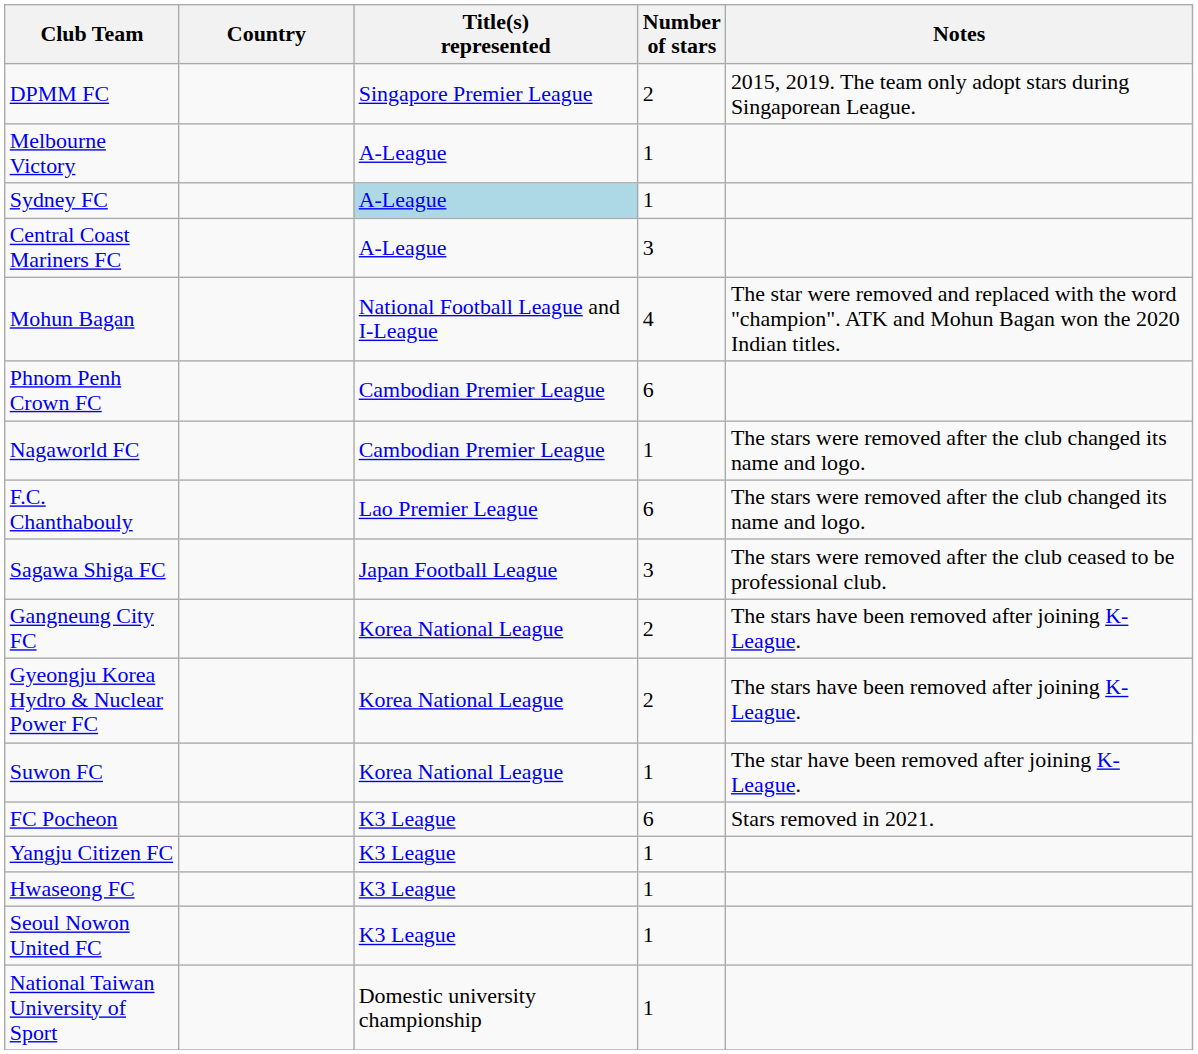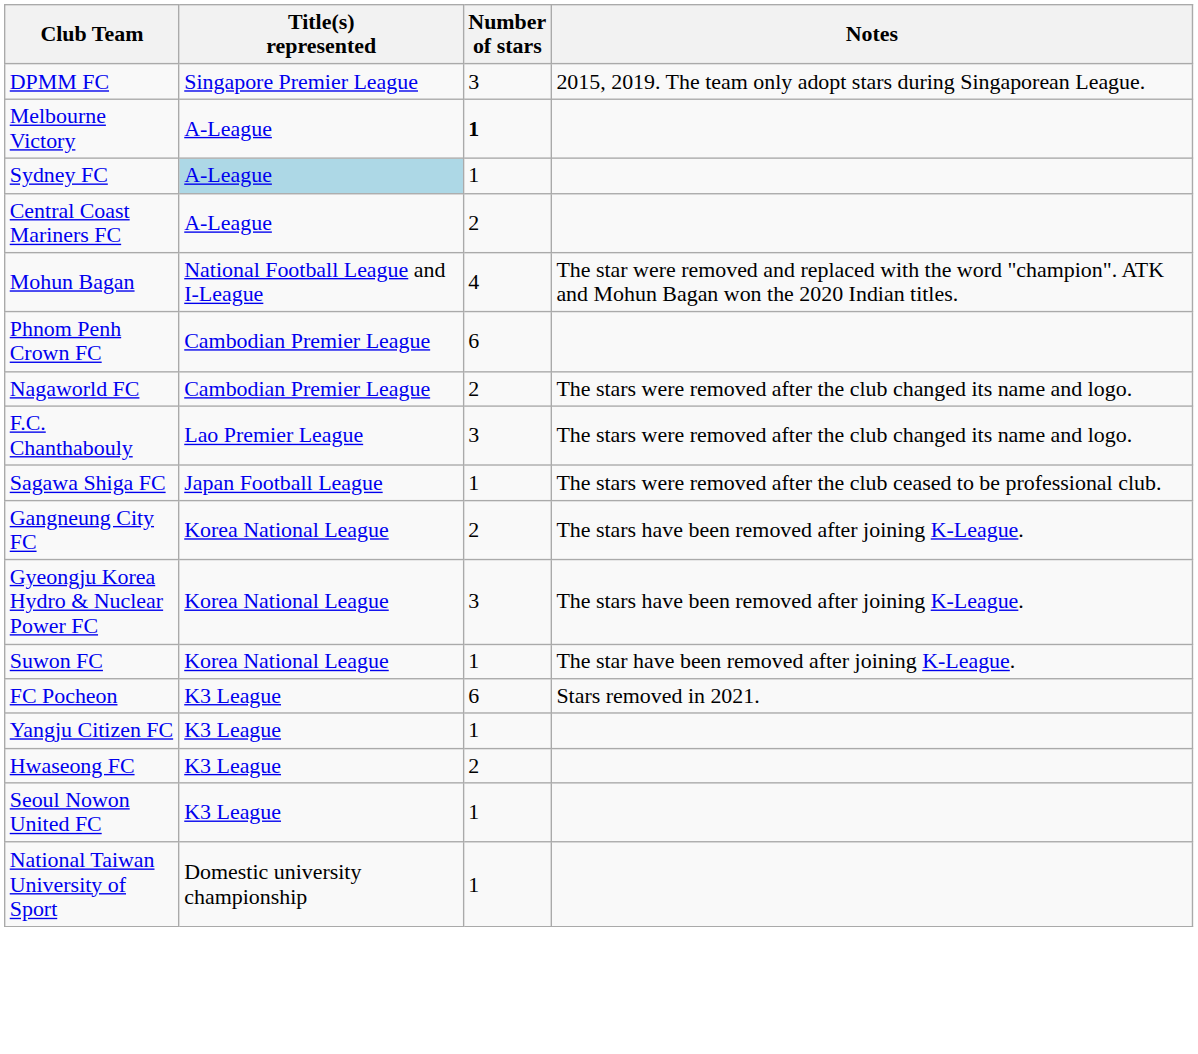- column: (266, 34)
(648, 93) 2 -> (474, 81) 3
(648, 153) normal -> (474, 128) bold
(648, 247) 3 -> (474, 222) 2
(648, 450) 1 -> (474, 388) 2
(648, 509) 6 -> (474, 435) 3
(648, 569) 3 -> (474, 482) 1
(648, 700) 2 -> (474, 601) 3
(648, 888) 1 -> (474, 765) 2
